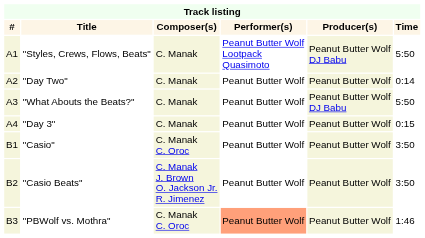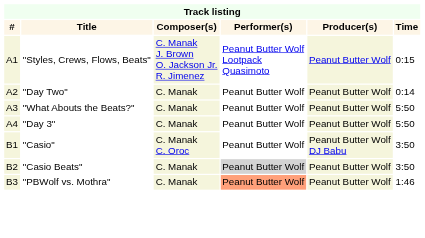(177, 54) C. Manak -> (187, 59) C. Manak J. Brown O. Jackson Jr. R. Jimenez
(350, 54) Peanut Butter Wolf DJ Babu -> (350, 59) Peanut Butter Wolf
(405, 54) 5:50 -> (405, 59) 0:15
(350, 102) Peanut Butter Wolf DJ Babu -> (350, 108) Peanut Butter Wolf
(405, 123) 0:15 -> (405, 123) 5:50
(350, 145) Peanut Butter Wolf -> (350, 145) Peanut Butter Wolf DJ Babu
(187, 183) C. Manak J. Brown O. Jackson Jr. R. Jimenez -> (177, 166) C. Manak
(263, 183) no background -> (263, 166) lightgrey background
(177, 220) C. Manak C. Oroc -> (177, 182) C. Manak
